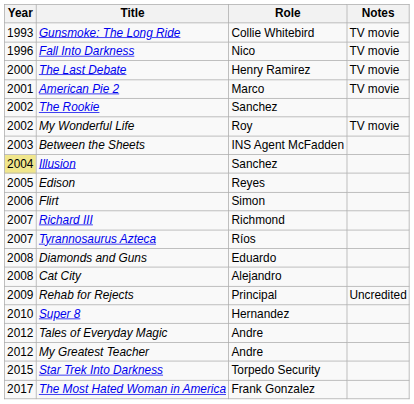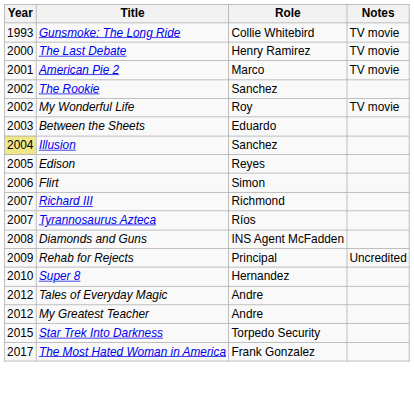- row: (87, 51)
(288, 145) INS Agent McFadden -> (254, 126) Eduardo
(254, 257) Eduardo -> (288, 239) INS Agent McFadden
- row: (60, 276)
